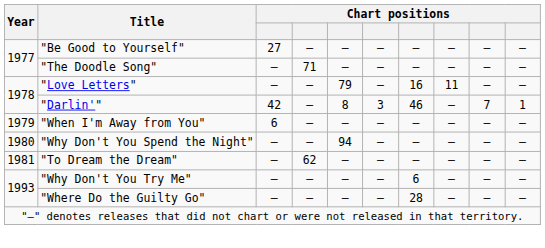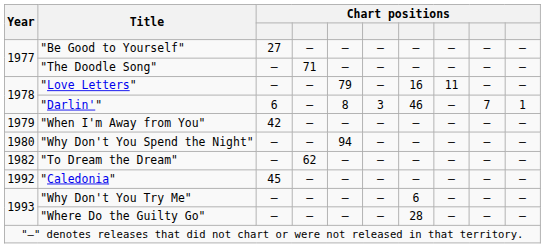(274, 104) 42 -> (274, 104) 6
(274, 123) 6 -> (274, 123) 42
(21, 160) 1981 -> (21, 160) 1982
+ row: (78, 179)
